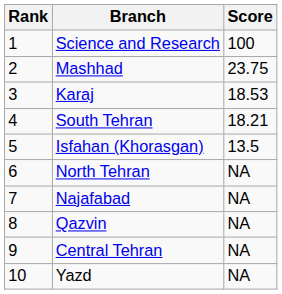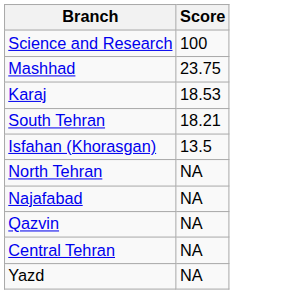- column: (28, 17)
